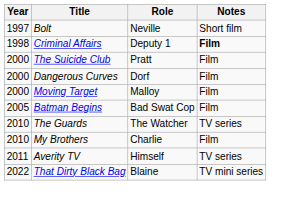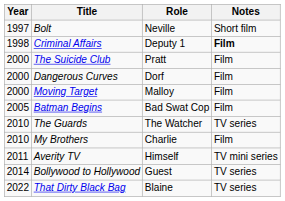(221, 156) TV series -> (246, 156) TV mini series
+ row: (87, 172)
(231, 172) TV mini series -> (235, 188) TV series
